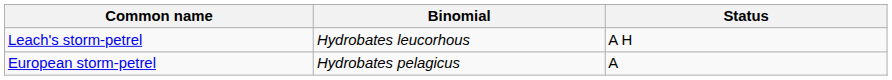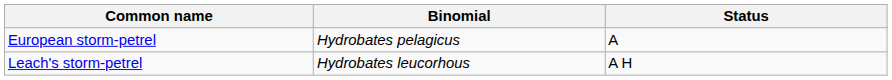rows swapped: (82, 63) <-> (75, 39)
